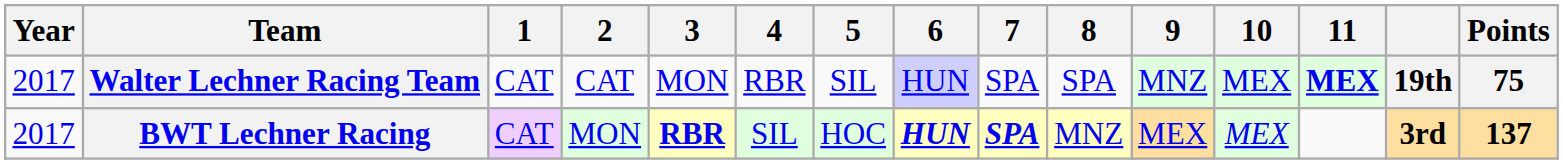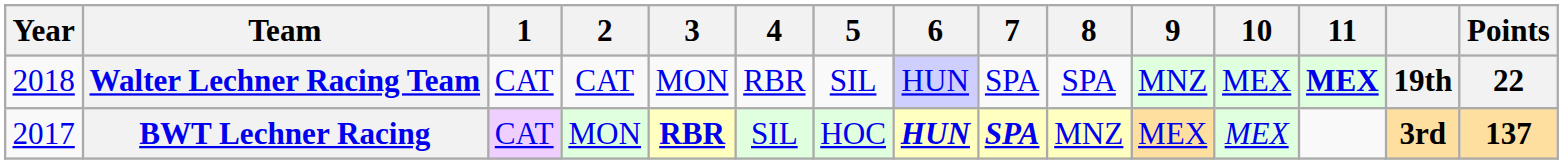(44, 81) 2017 -> (44, 81) 2018
(1508, 81) 75 -> (1508, 81) 22
